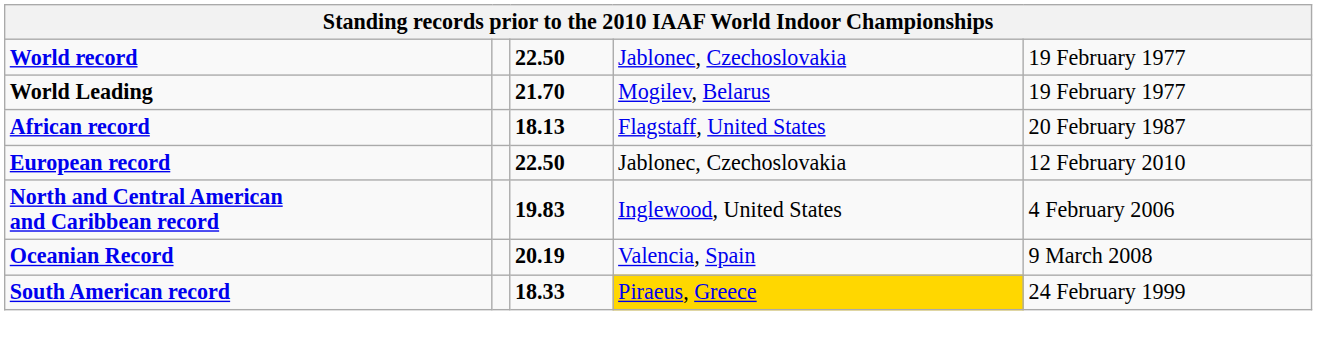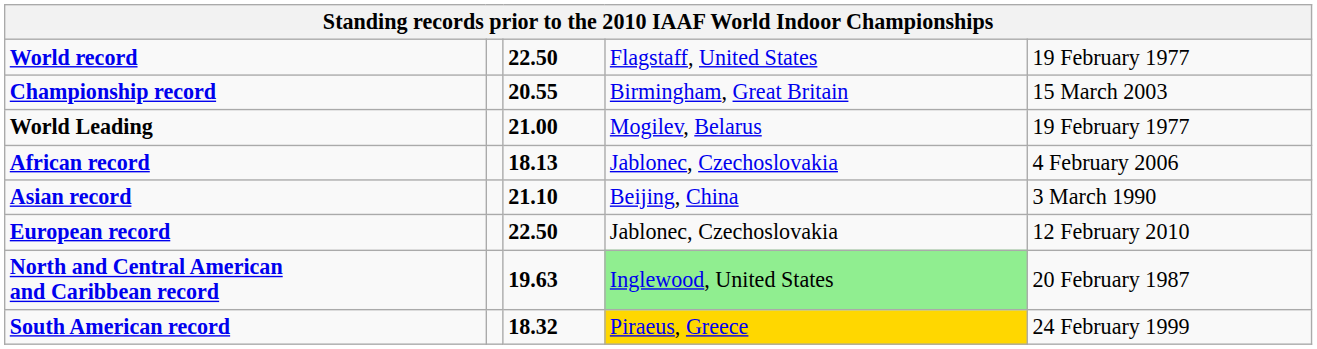(732, 57) Jablonec, Czechoslovakia -> (714, 57) Flagstaff, United States
+ row: (113, 92)
(540, 92) 21.70 -> (533, 127) 21.00
(722, 127) Flagstaff, United States -> (724, 162) Jablonec, Czechoslovakia
(1107, 127) 20 February 1987 -> (1106, 162) 4 February 2006
+ row: (71, 197)
(540, 209) 19.83 -> (533, 279) 19.63
(730, 209) no background -> (722, 279) lightgreen background
(1102, 209) 4 February 2006 -> (1111, 279) 20 February 1987
- row: (92, 256)
(540, 291) 18.33 -> (533, 326) 18.32
